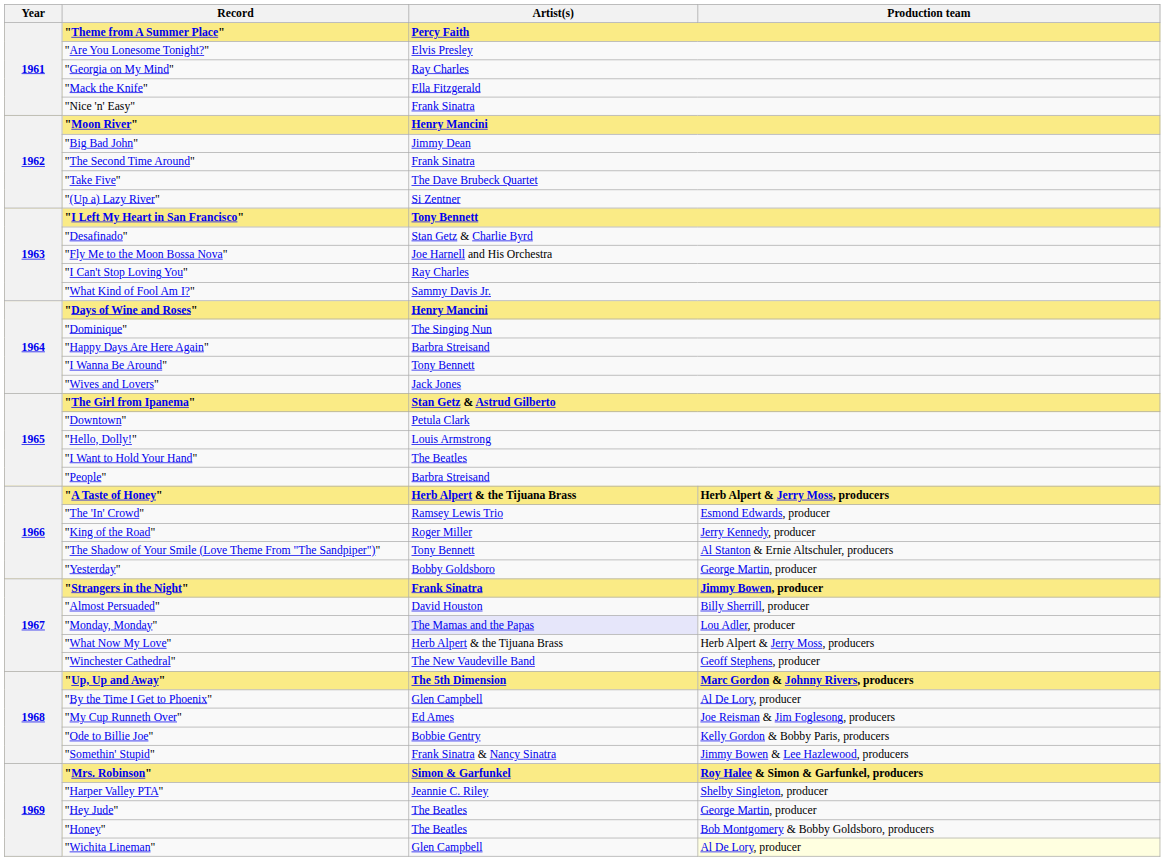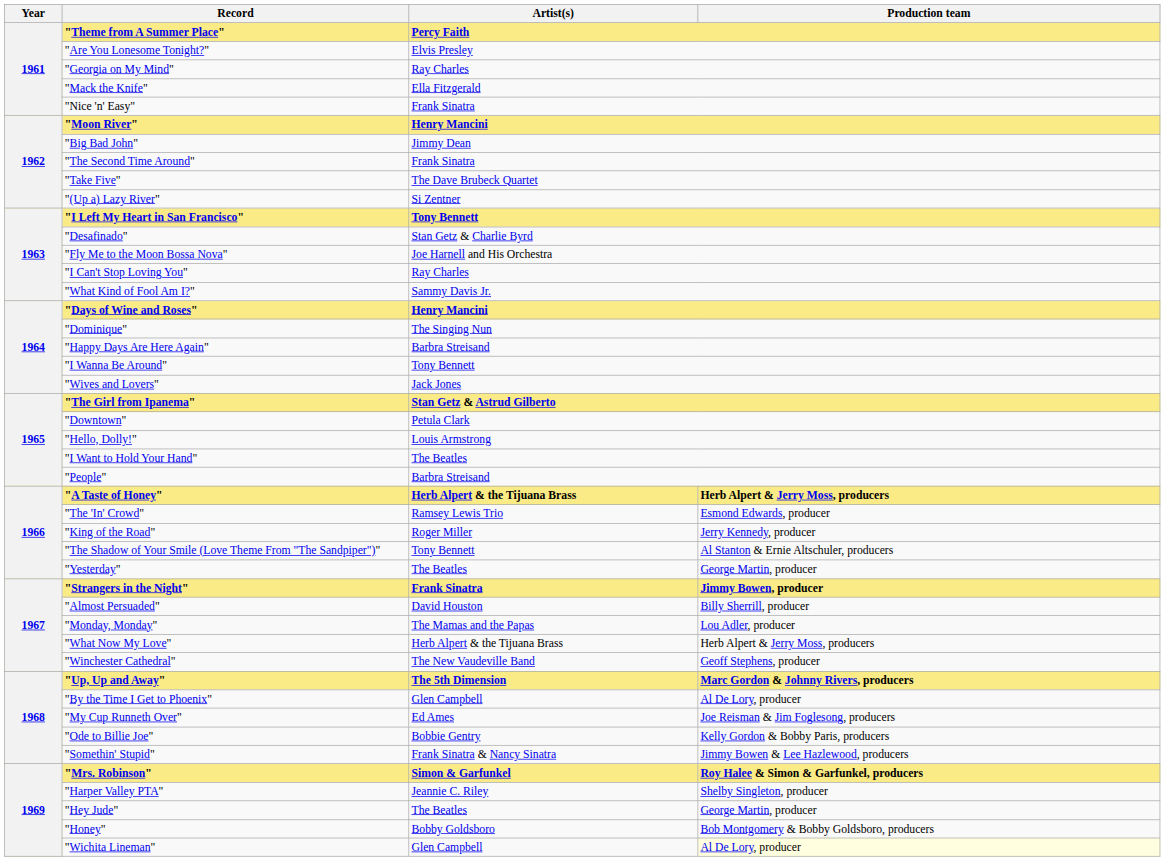(453, 569) Bobby Goldsboro -> (439, 569) The Beatles
(473, 625) lavender background -> (473, 625) no background
(439, 828) The Beatles -> (453, 828) Bobby Goldsboro
